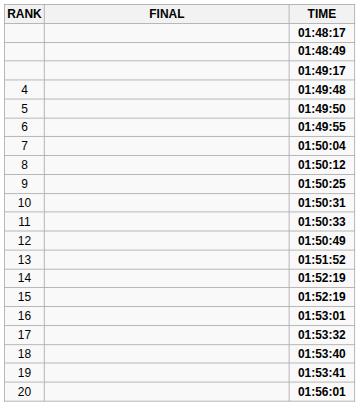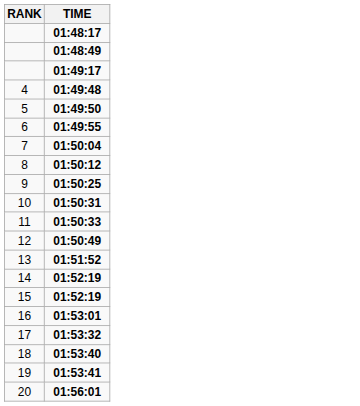- column: (167, 14)
